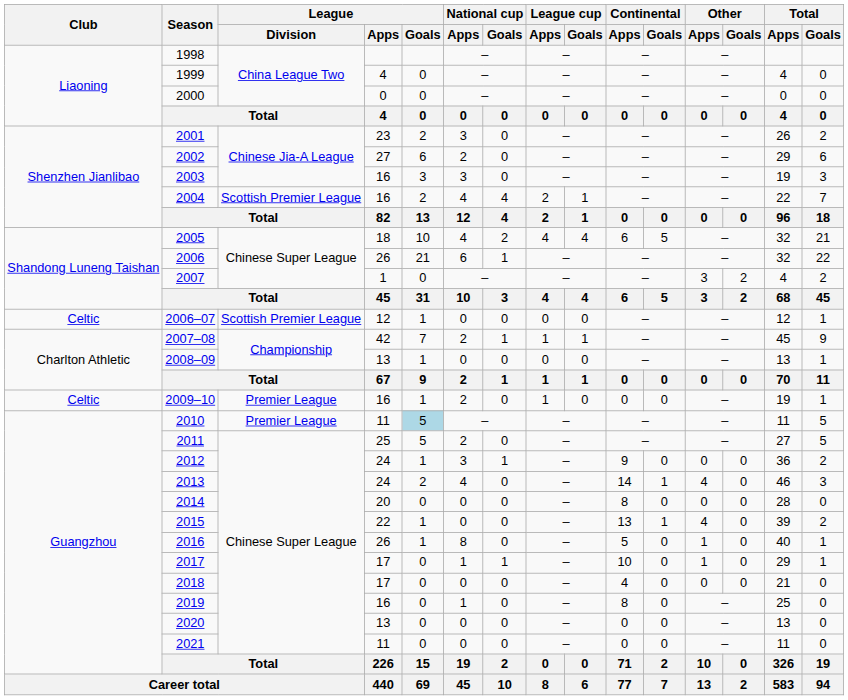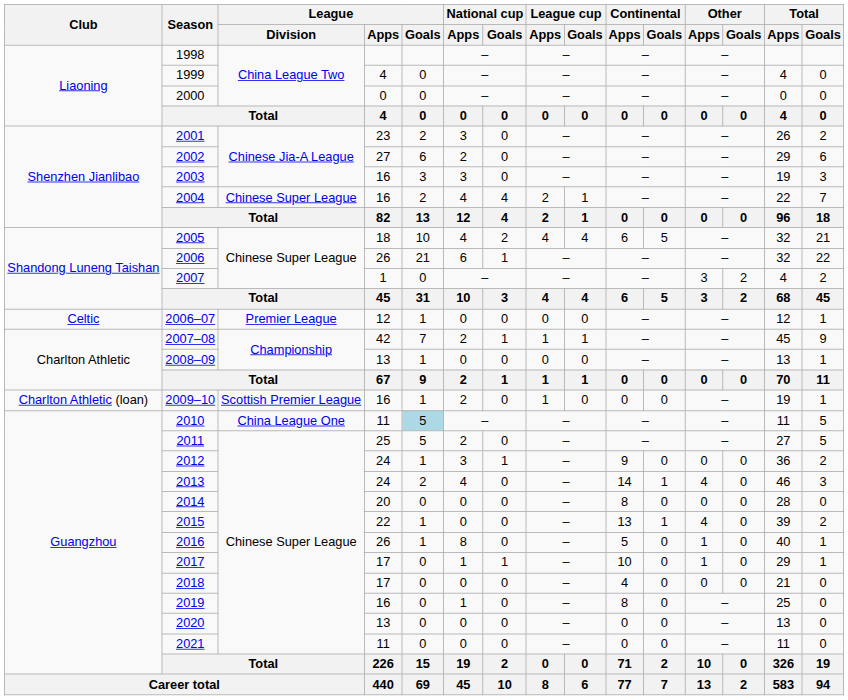(291, 197) Scottish Premier League -> (291, 197) Chinese Super League
(291, 319) Scottish Premier League -> (291, 319) Premier League
(83, 400) Celtic -> (83, 400) Charlton Athletic (loan)
(291, 400) Premier League -> (291, 400) Scottish Premier League
(291, 420) Premier League -> (291, 420) China League One
